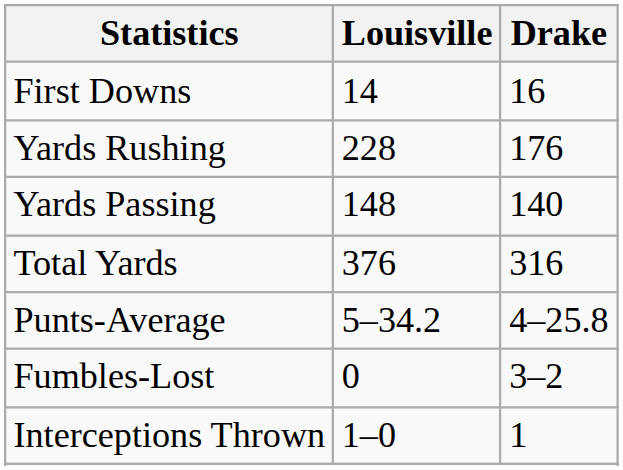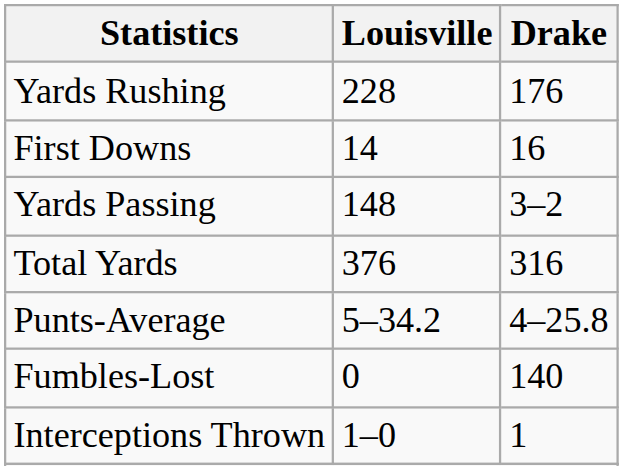rows swapped: (102, 90) <-> (120, 147)
(536, 205) 140 -> (536, 205) 3–2
(536, 377) 3–2 -> (536, 377) 140
